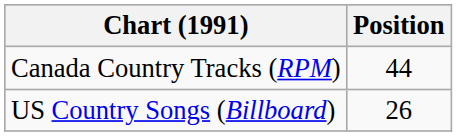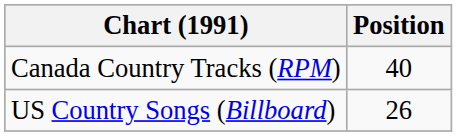(399, 67) 44 -> (399, 67) 40
